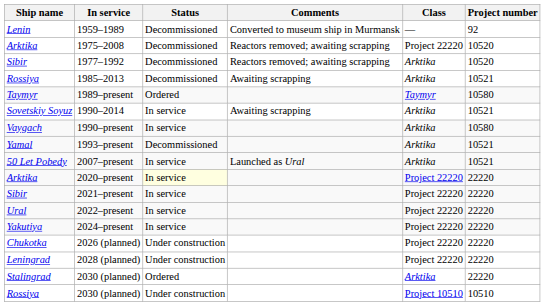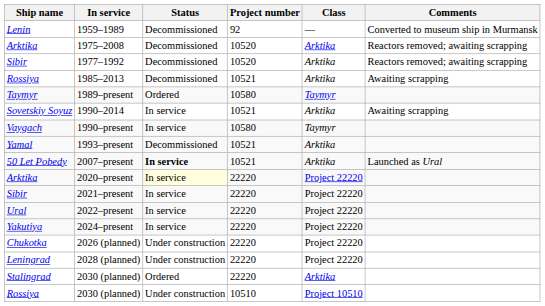columns swapped: (503, 12) <-> (315, 12)
(434, 45) Project 22220 -> (320, 45) Arktika
(420, 128) Arktika -> (320, 128) Taymyr
(165, 161) normal -> (167, 161) bold
